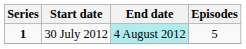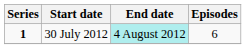(215, 33) 5 -> (215, 33) 6
